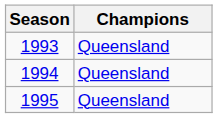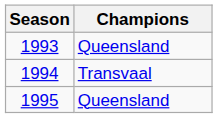(124, 73) Queensland -> (115, 73) Transvaal
